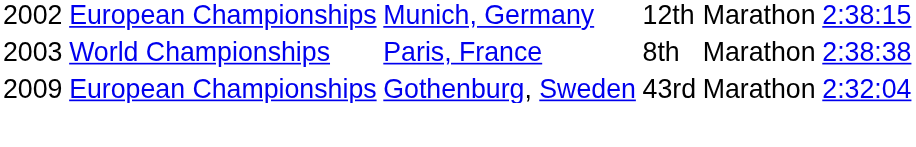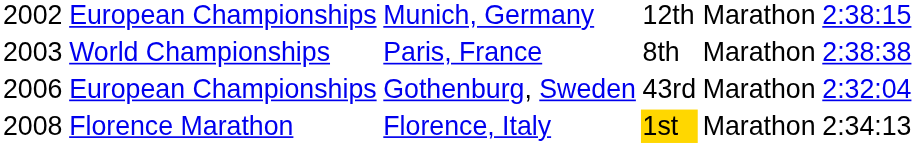(33, 89) 2009 -> (33, 89) 2006
+ row: (181, 125)
